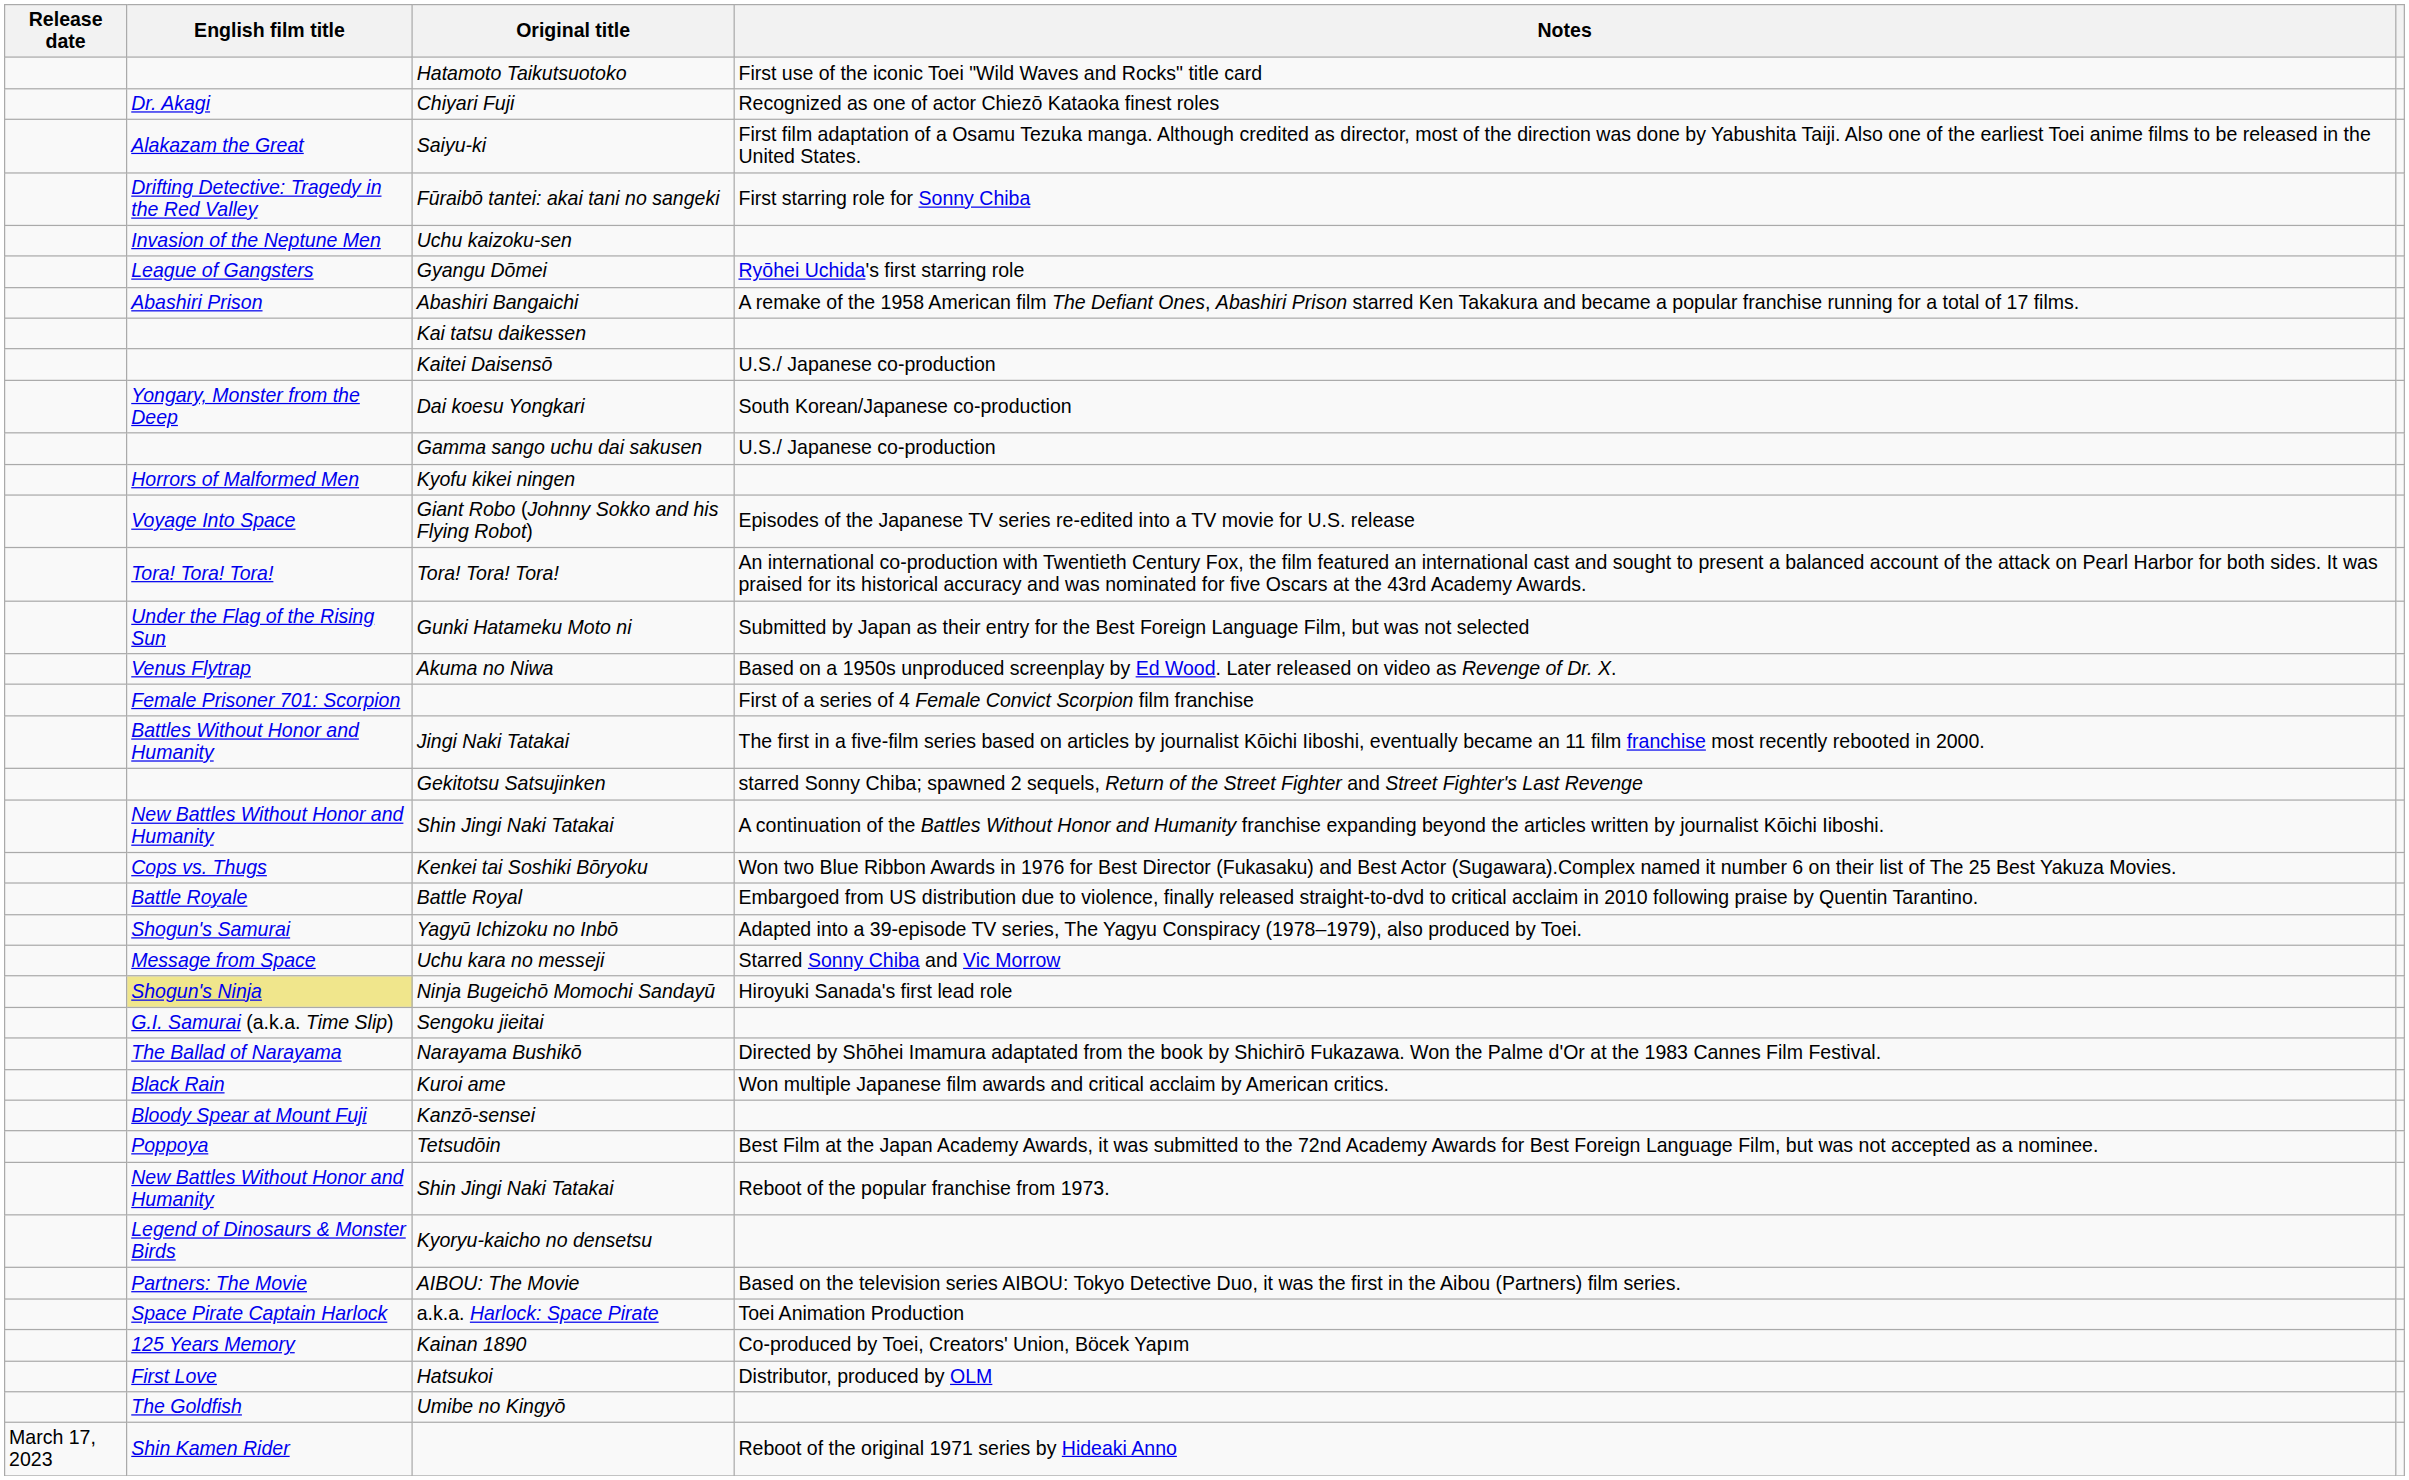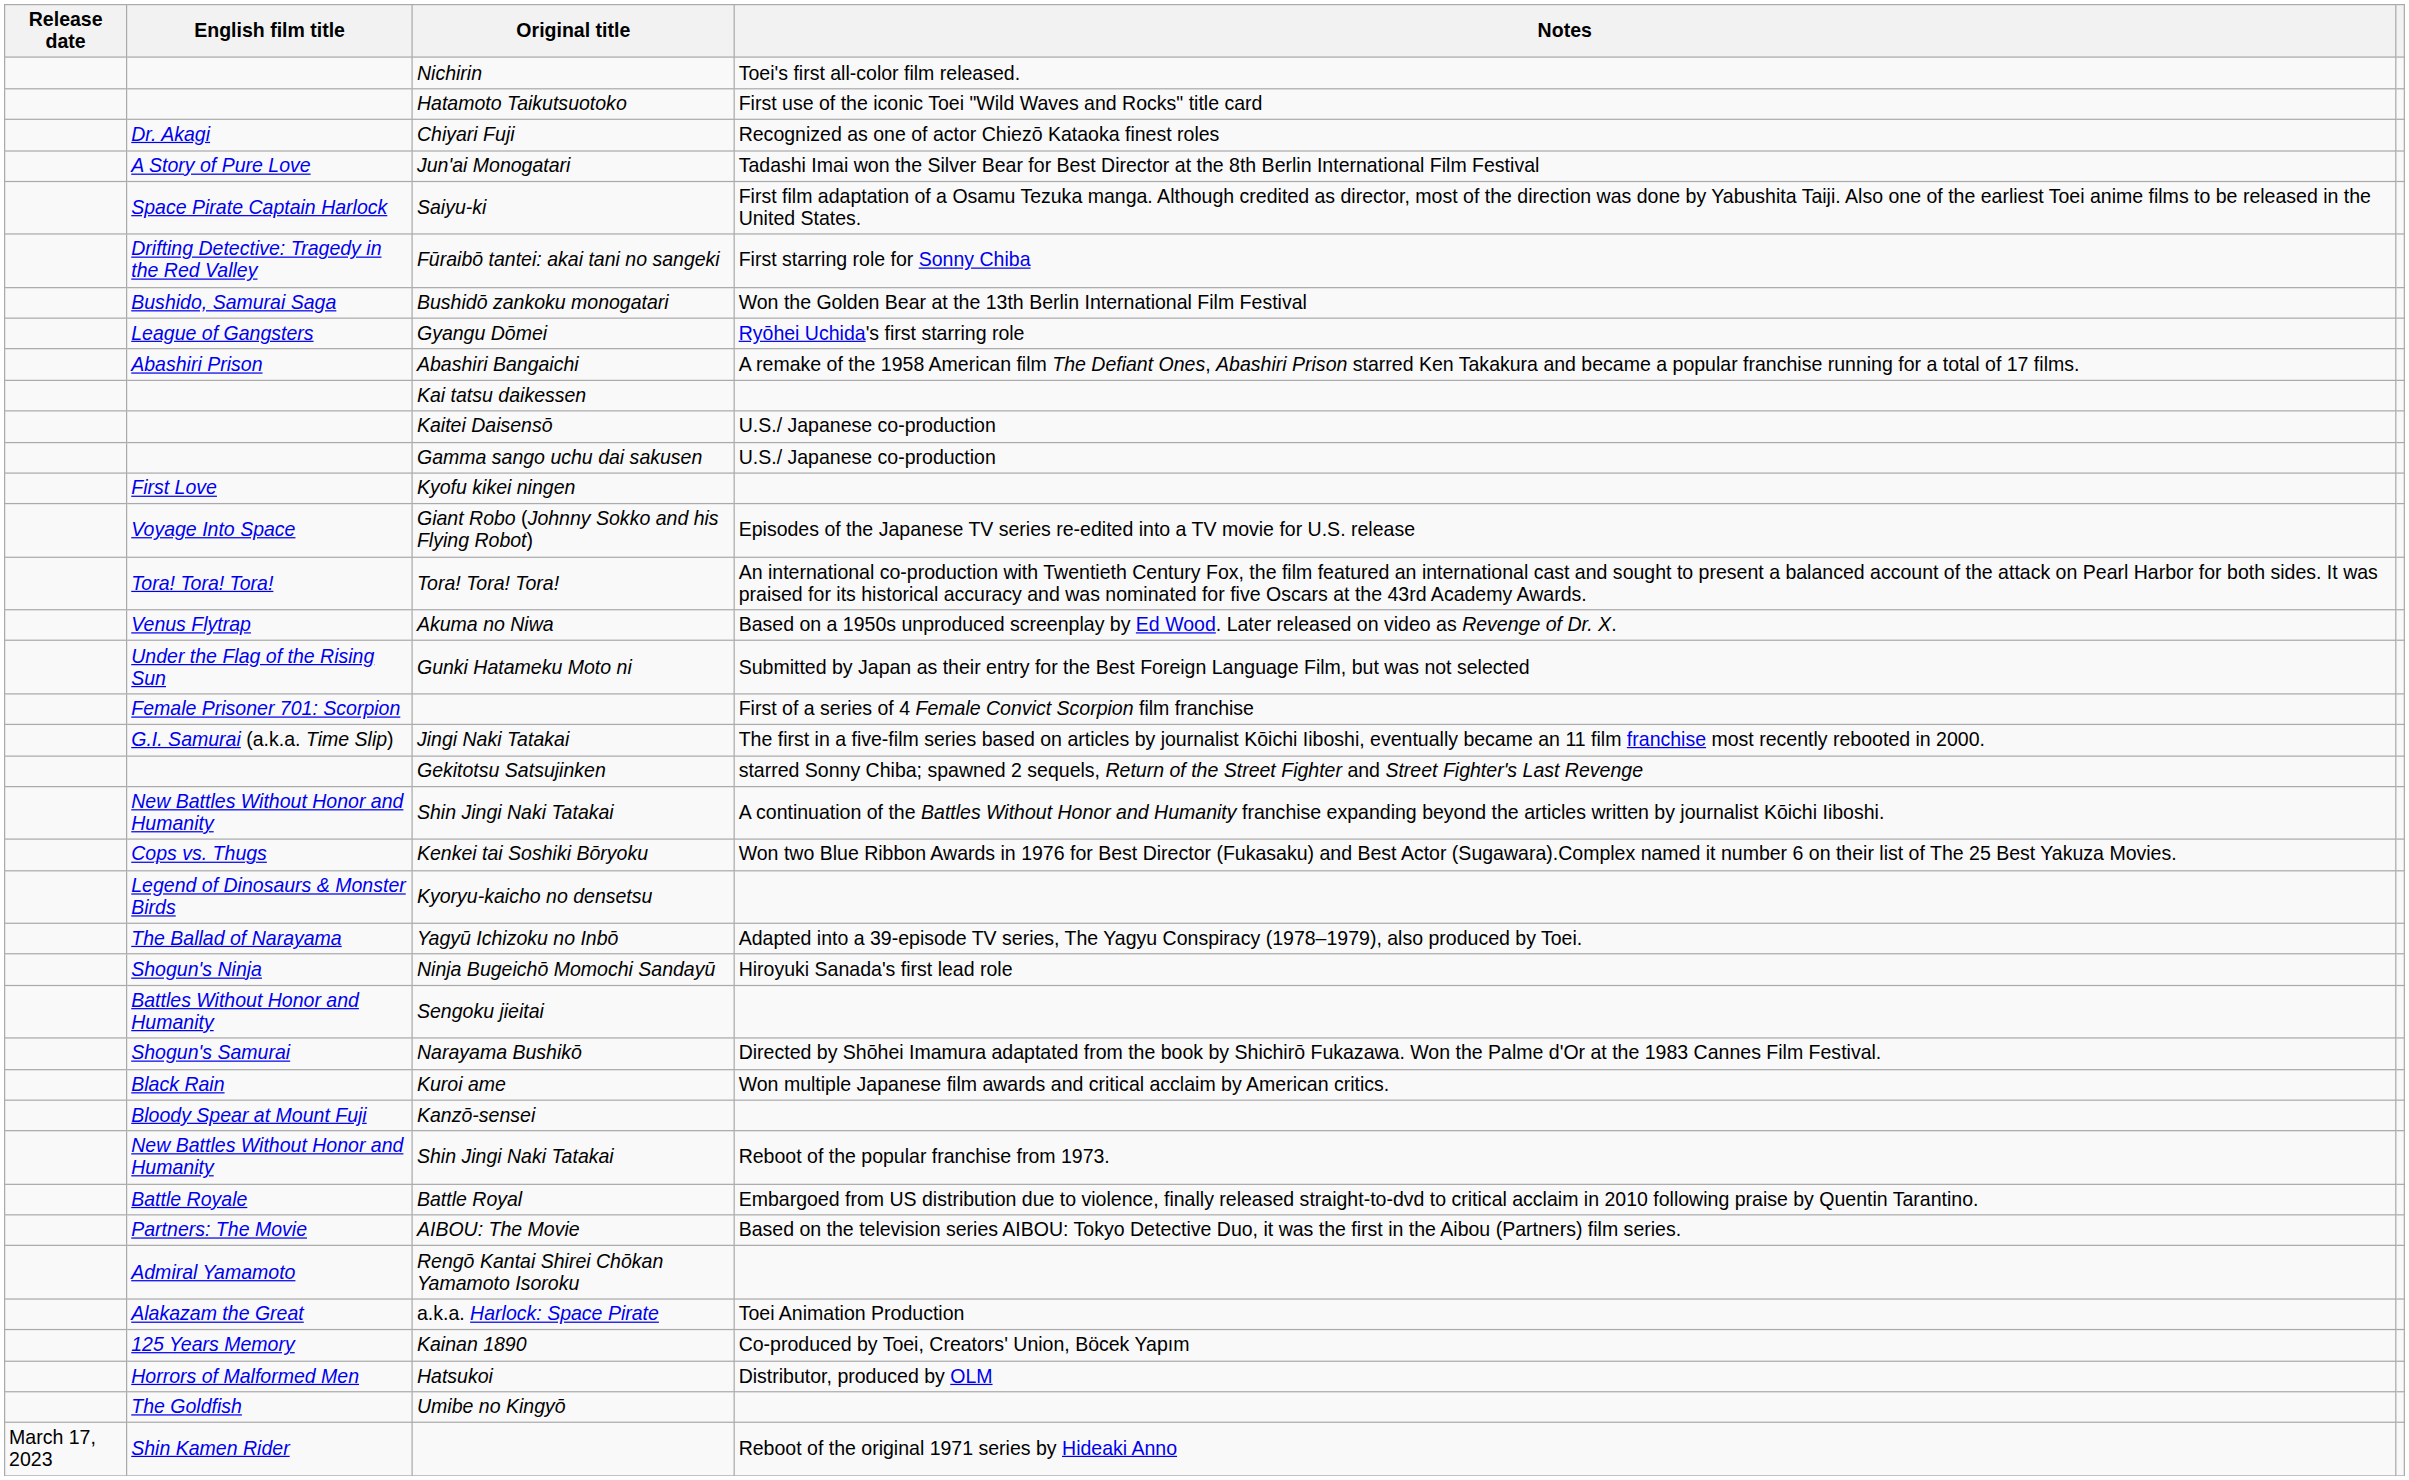+ row: (449, 72)
+ row: (494, 165)
(218, 145) Alakazam the Great -> (259, 207) Space Pirate Captain Harlock
- row: (494, 240)
+ row: (543, 302)
- row: (501, 406)
(245, 479) Horrors of Malformed Men -> (174, 488) First Love
rows swapped: (485, 669) <-> (524, 627)
(245, 741) Battles Without Honor and Humanity -> (262, 739) G.I. Samurai (a.k.a. Time Slip)
rows swapped: (534, 1241) <-> (469, 898)
(211, 929) Shogun's Samurai -> (236, 938) The Ballad of Narayama
- row: (511, 960)
(197, 991) khaki background -> (197, 969) no background
(262, 1022) G.I. Samurai (a.k.a. Time Slip) -> (245, 1011) Battles Without Honor and Humanity
(236, 1053) The Ballad of Narayama -> (211, 1053) Shogun's Samurai
- row: (459, 1146)
+ row: (540, 1272)
(259, 1314) Space Pirate Captain Harlock -> (218, 1314) Alakazam the Great
(174, 1376) First Love -> (245, 1376) Horrors of Malformed Men
